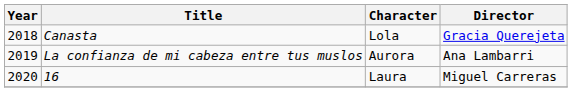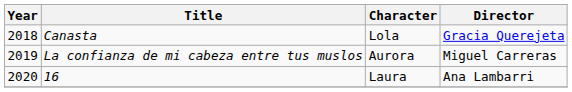(489, 56) Ana Lambarri -> (500, 56) Miguel Carreras
(500, 76) Miguel Carreras -> (489, 76) Ana Lambarri
